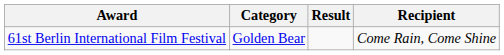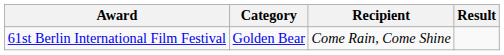columns swapped: (426, 15) <-> (331, 15)
